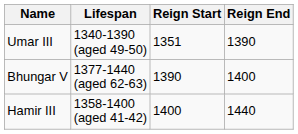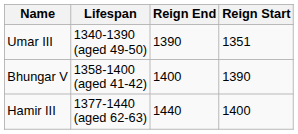columns swapped: (187, 14) <-> (259, 14)
(110, 76) 1377-1440 (aged 62-63) -> (110, 76) 1358-1400 (aged 41-42)
(110, 111) 1358-1400 (aged 41-42) -> (110, 111) 1377-1440 (aged 62-63)
